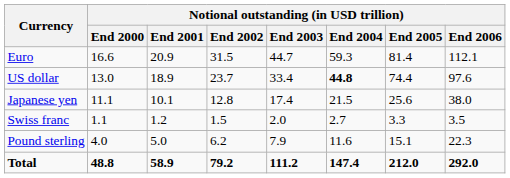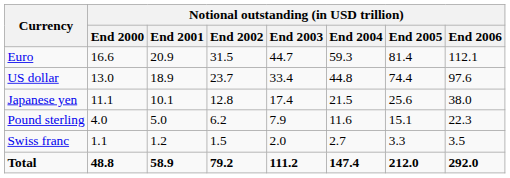(341, 78) bold -> (341, 78) normal
rows swapped: (46, 141) <-> (38, 120)
